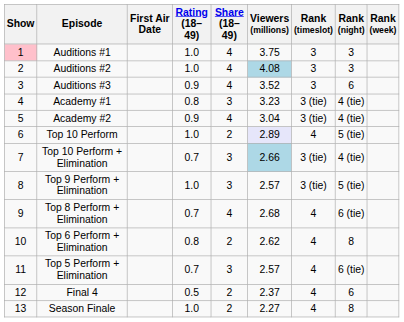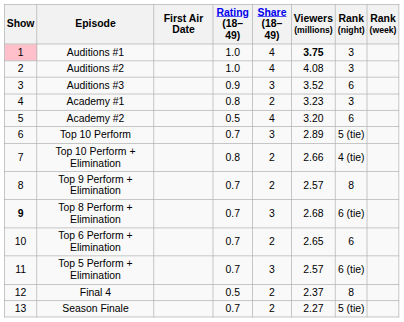- column: (313, 24)
(270, 52) normal -> (313, 52) bold
(270, 69) lightblue background -> (313, 69) no background
(229, 85) 4 -> (272, 85) 3
(229, 102) 3 -> (272, 102) 2
(351, 102) 4 (tie) -> (351, 102) 3
(192, 118) 0.9 -> (233, 118) 0.5
(270, 118) 3.04 -> (313, 118) 3.20
(351, 118) 4 (tie) -> (351, 118) 6
(192, 135) 1.0 -> (233, 135) 0.7
(229, 135) 2 -> (272, 135) 3
(270, 135) lavender background -> (313, 135) no background
(192, 157) 0.7 -> (233, 157) 0.8
(229, 157) 3 -> (272, 157) 2
(270, 157) lightblue background -> (313, 157) no background
(192, 185) 1.0 -> (233, 185) 0.7
(229, 185) 3 -> (272, 185) 2
(351, 185) 5 (tie) -> (351, 185) 8
(21, 213) normal -> (21, 213) bold
(229, 213) 4 -> (272, 213) 3
(192, 242) 0.8 -> (233, 242) 0.7
(270, 242) 2.62 -> (313, 242) 2.65
(351, 242) 8 -> (351, 242) 6
(351, 292) 6 -> (351, 292) 8
(192, 309) 1.0 -> (233, 309) 0.7
(351, 309) 8 -> (351, 309) 5 (tie)
